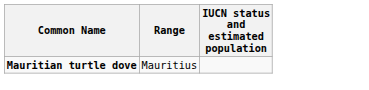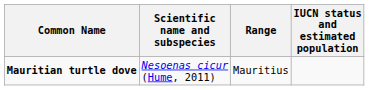+ column: (185, 31)
